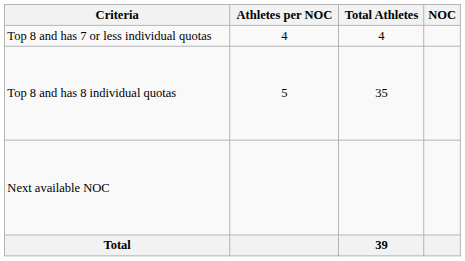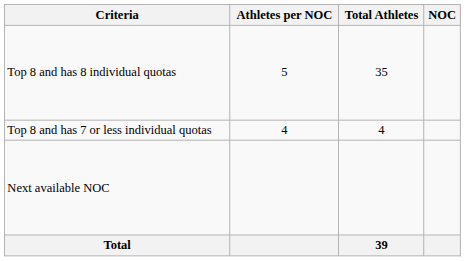rows swapped: (92, 93) <-> (110, 35)
